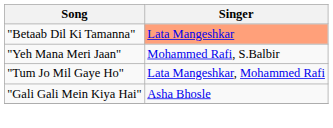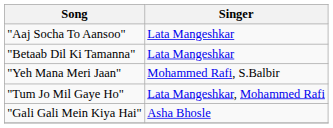+ row: (66, 34)
(191, 34) lightsalmon background -> (191, 53) no background
